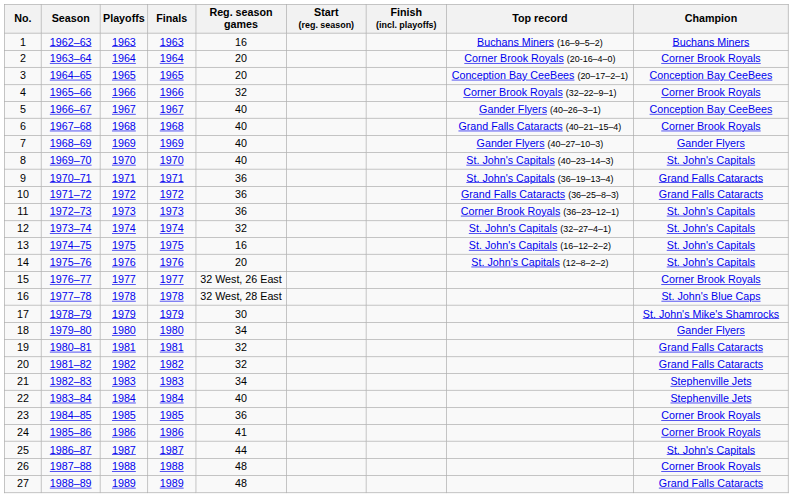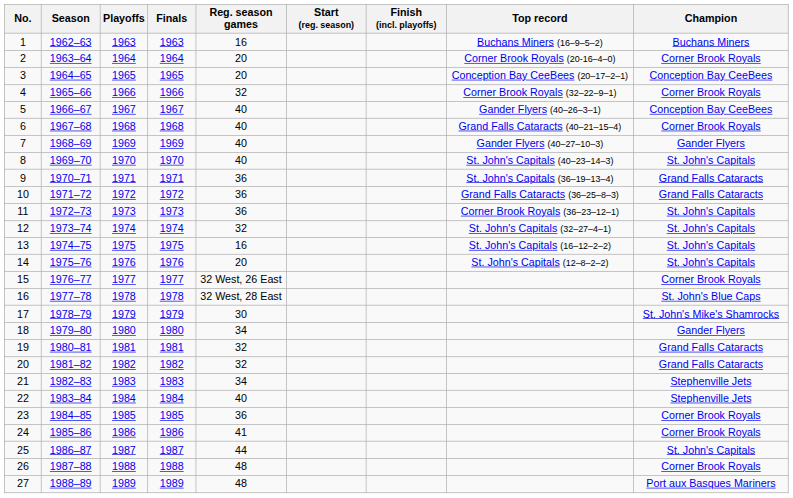(711, 484) Grand Falls Cataracts -> (711, 484) Port aux Basques Mariners
